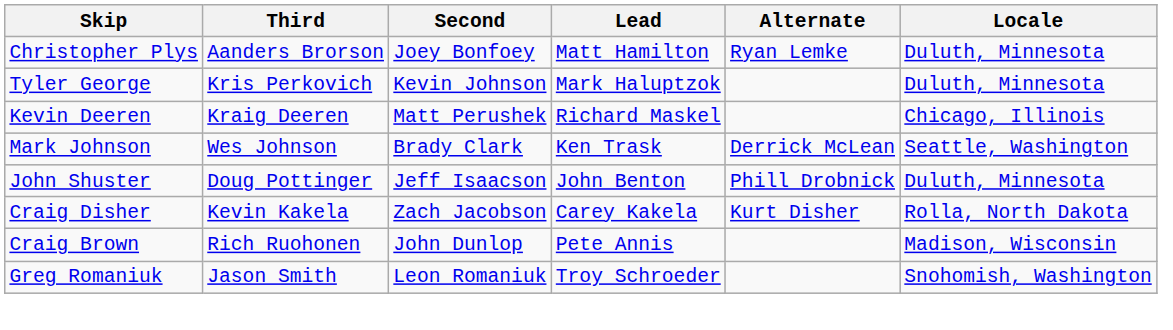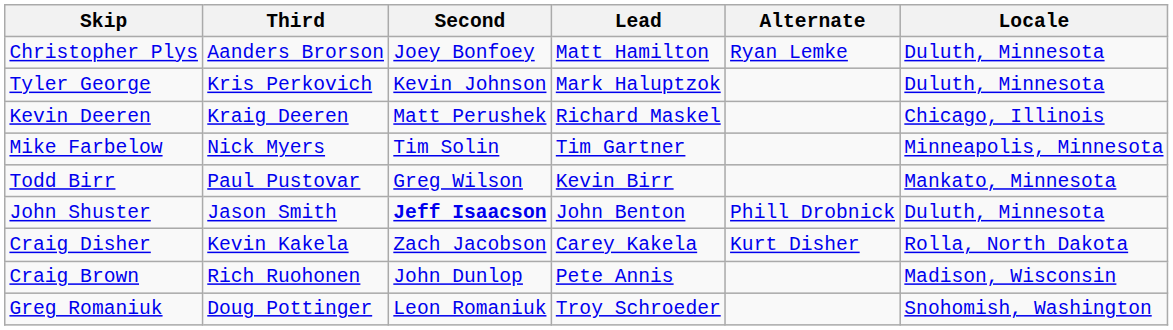+ row: (86, 149)
+ row: (62, 181)
- row: (80, 149)
(290, 181) Doug Pottinger -> (272, 213) Jason Smith
(470, 181) normal -> (470, 213) bold
(272, 277) Jason Smith -> (290, 309) Doug Pottinger
